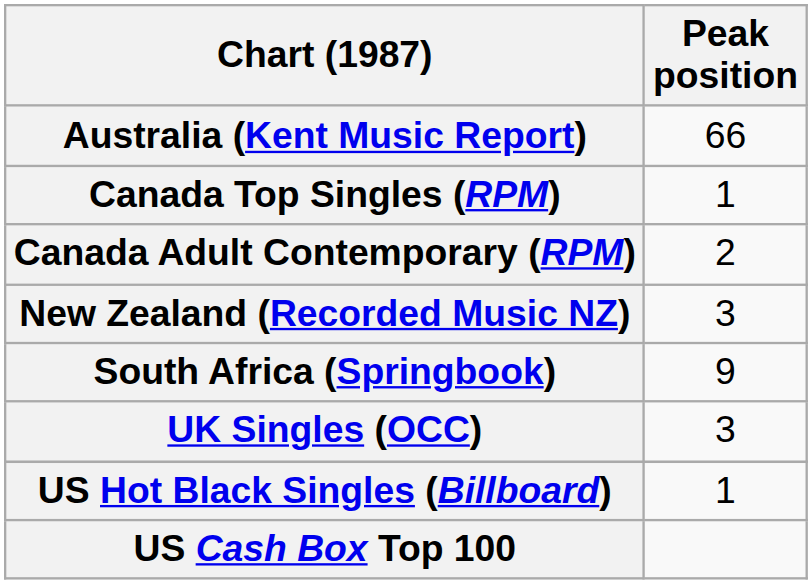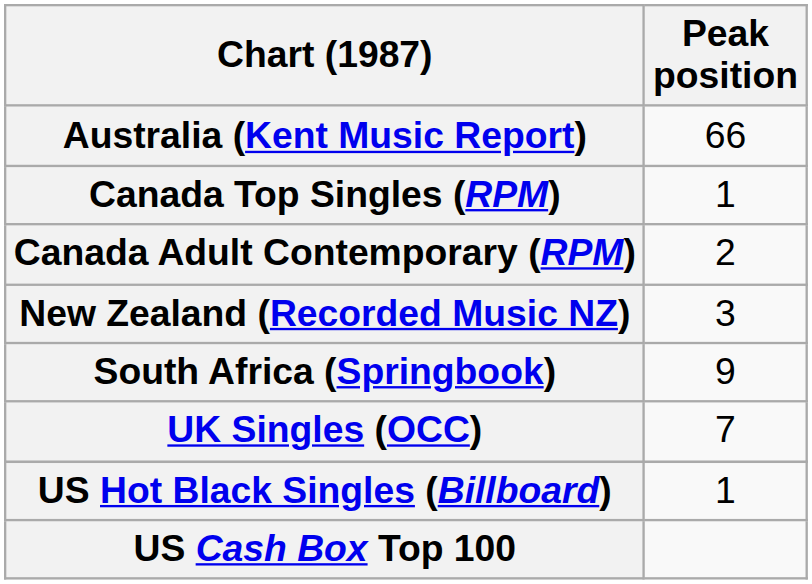(725, 430) 3 -> (725, 430) 7
